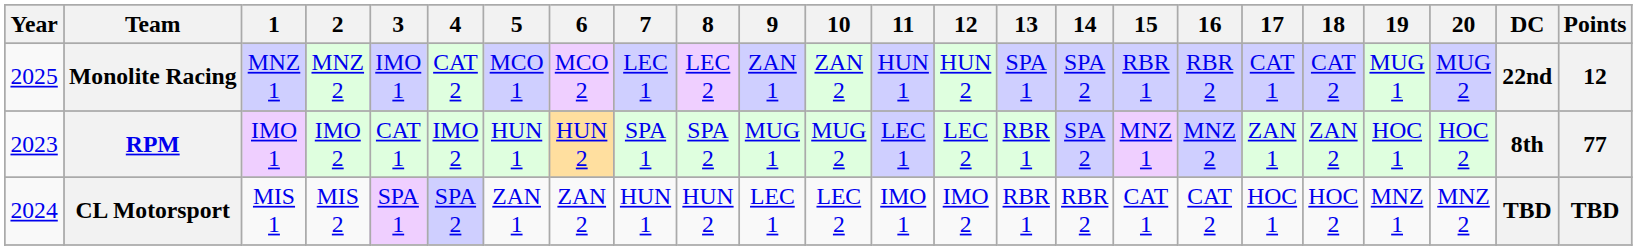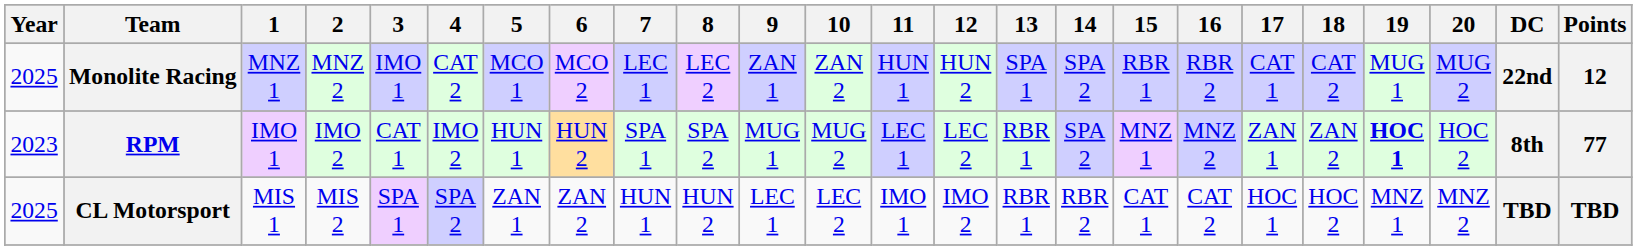(1397, 143) normal -> (1397, 143) bold
(34, 210) 2024 -> (34, 210) 2025
